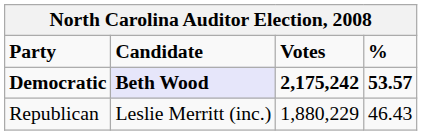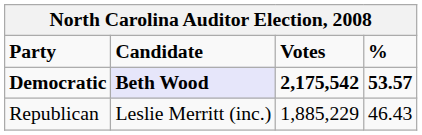(320, 82) 2,175,242 -> (320, 82) 2,175,542
(320, 113) 1,880,229 -> (320, 113) 1,885,229
